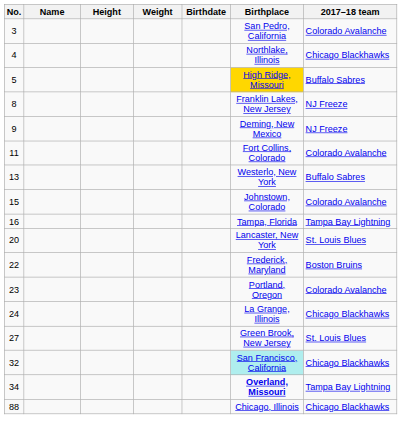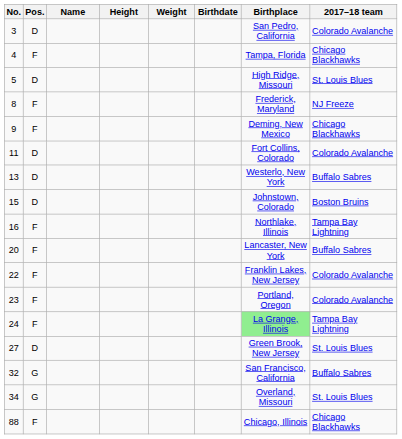+ column: (35, 12)
(267, 56) Northlake, Illinois -> (276, 56) Tampa, Florida
(267, 80) gold background -> (276, 80) no background
(335, 80) Buffalo Sabres -> (342, 80) St. Louis Blues
(267, 104) Franklin Lakes, New Jersey -> (276, 104) Frederick, Maryland
(327, 129) NJ Freeze -> (336, 129) Chicago Blackhawks
(346, 202) Colorado Avalanche -> (340, 202) Boston Bruins
(267, 222) Tampa, Florida -> (276, 227) Northlake, Illinois
(336, 241) St. Louis Blues -> (342, 251) Buffalo Sabres
(267, 265) Frederick, Maryland -> (276, 275) Franklin Lakes, New Jersey
(334, 265) Boston Bruins -> (353, 275) Colorado Avalanche
(267, 314) no background -> (276, 324) lightgreen background
(347, 314) Chicago Blackhawks -> (335, 324) Tampa Bay Lightning
(267, 363) paleturquoise background -> (276, 373) no background
(347, 363) Chicago Blackhawks -> (342, 373) Buffalo Sabres
(267, 387) bold -> (276, 397) normal
(348, 387) Tampa Bay Lightning -> (342, 397) St. Louis Blues
